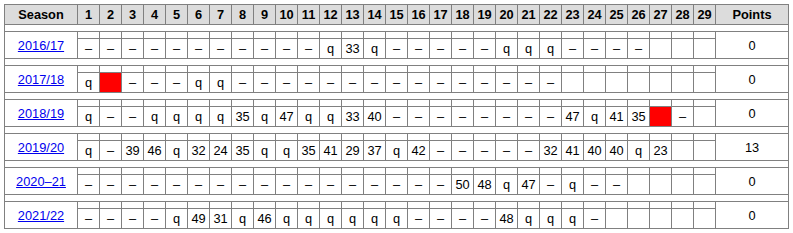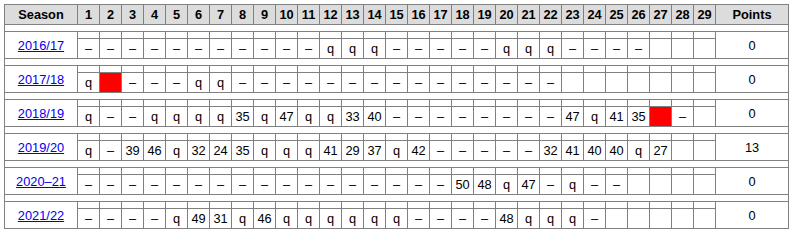(352, 48) 33 -> (352, 48) q
(308, 150) 35 -> (308, 150) q
(660, 150) 23 -> (660, 150) 27
